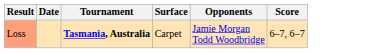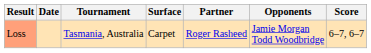+ column: (216, 12)
(107, 34) bold -> (103, 34) normal
